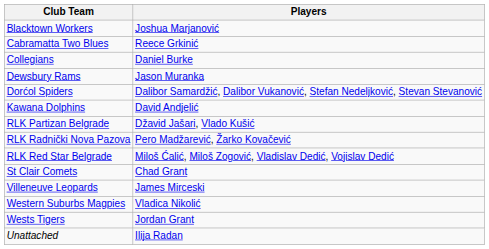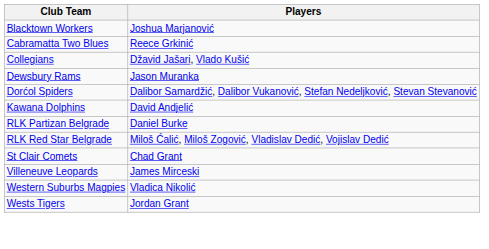(164, 60) Daniel Burke -> (190, 60) Džavid Jašari, Vlado Kušić
(195, 124) Džavid Jašari, Vlado Kušić -> (159, 124) Daniel Burke
- row: (69, 140)
- row: (32, 236)
